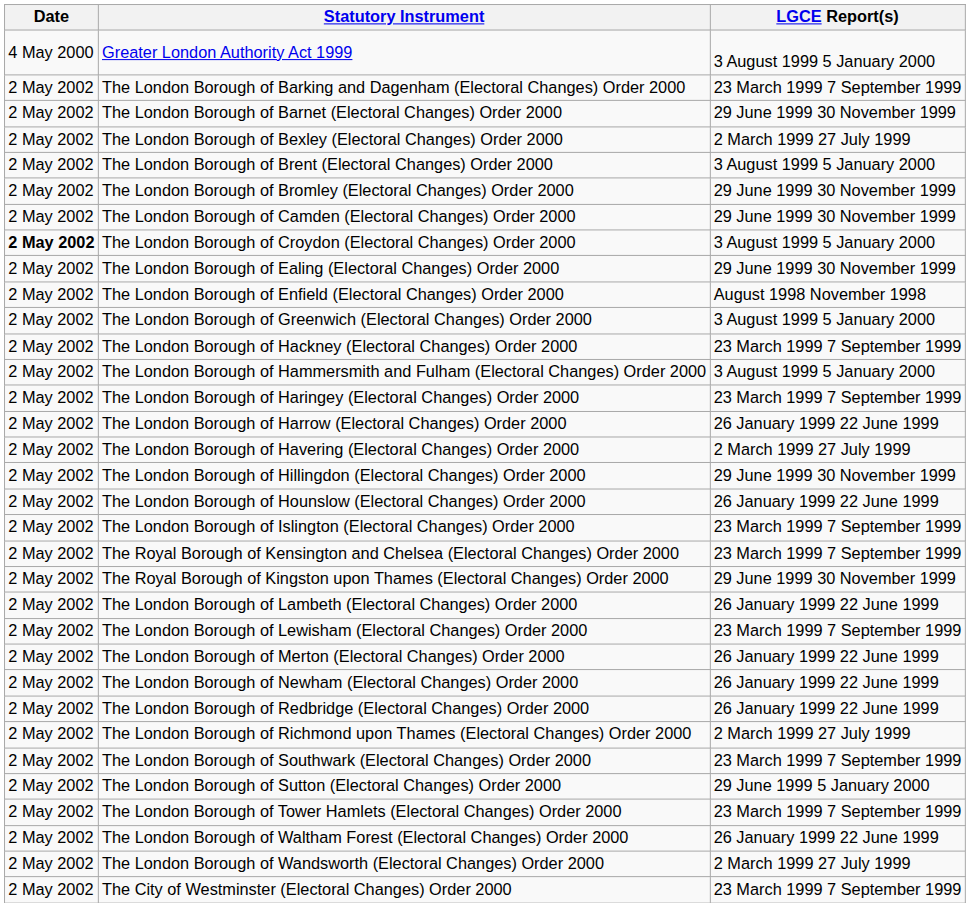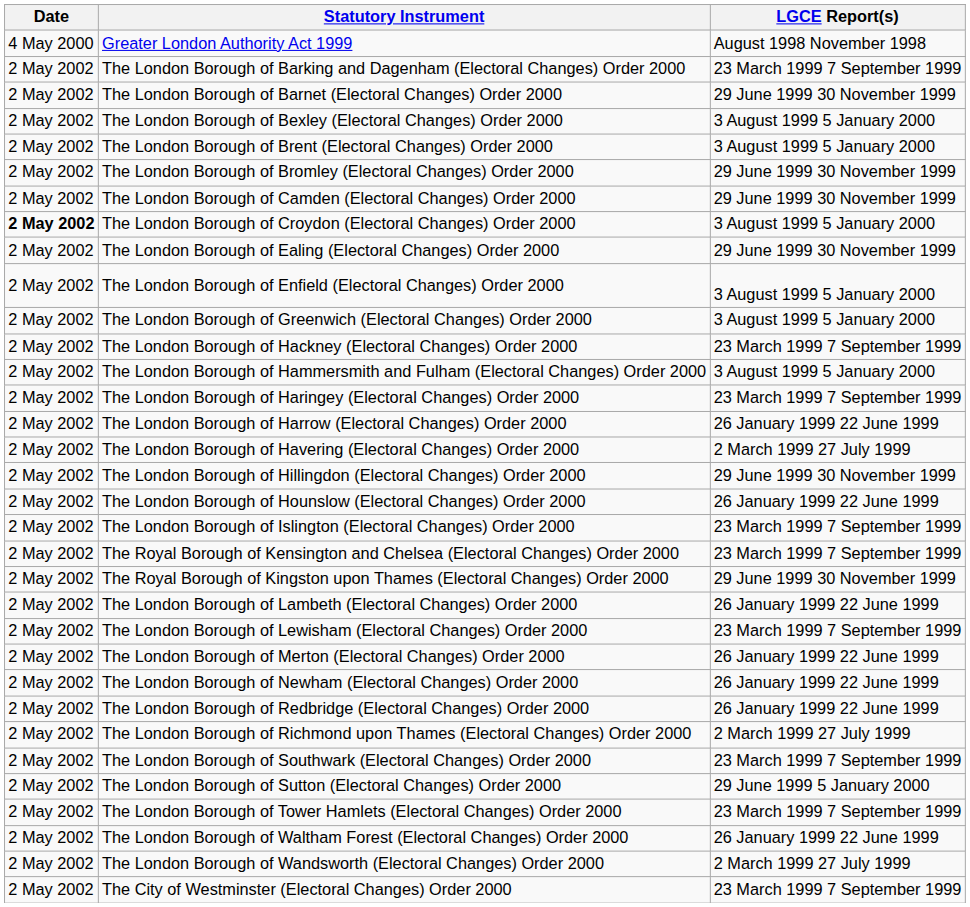(824, 61) 3 August 1999 5 January 2000 -> (820, 43) August 1998 November 1998
(812, 139) 2 March 1999 27 July 1999 -> (824, 120) 3 August 1999 5 January 2000
(820, 294) August 1998 November 1998 -> (824, 294) 3 August 1999 5 January 2000
